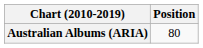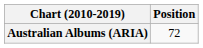(174, 33) 80 -> (174, 33) 72
